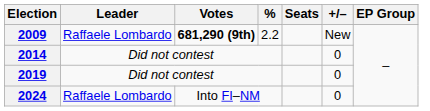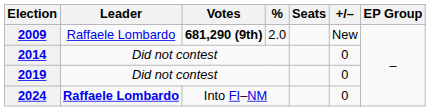(270, 34) 2.2 -> (277, 34) 2.0
(117, 95) normal -> (121, 95) bold
